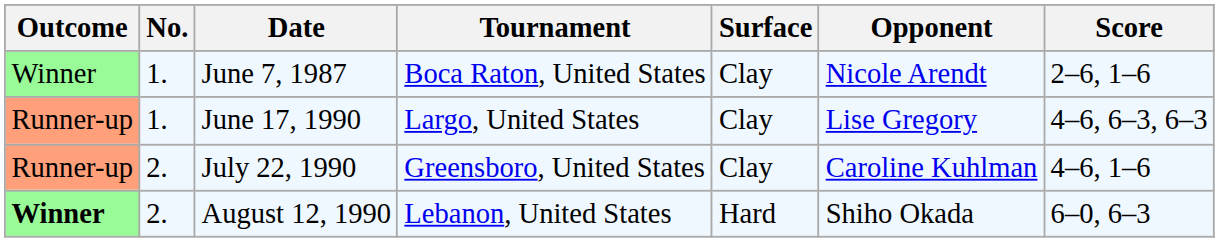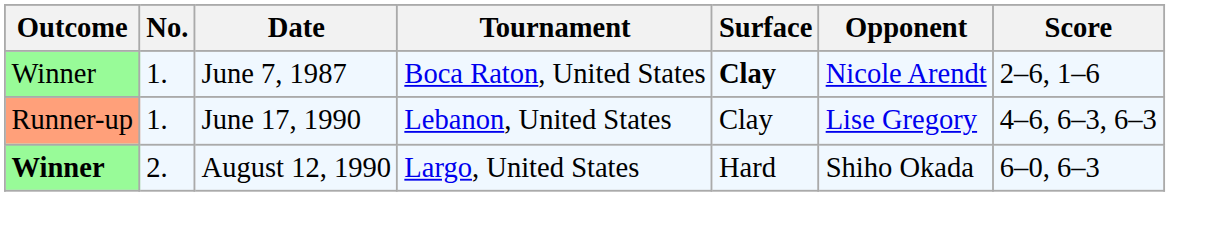(746, 73) normal -> (747, 73) bold
(522, 119) Largo, United States -> (538, 119) Lebanon, United States
- row: (279, 166)
(538, 212) Lebanon, United States -> (522, 166) Largo, United States
